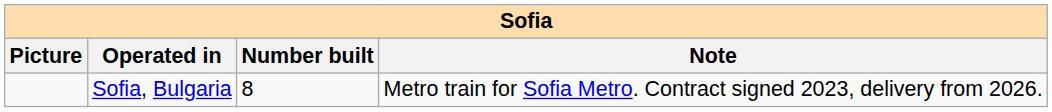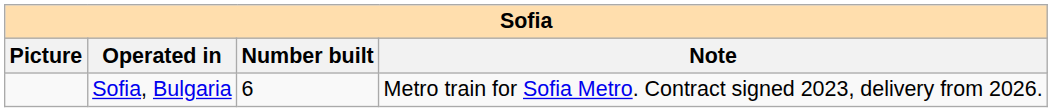(247, 89) 8 -> (247, 89) 6
